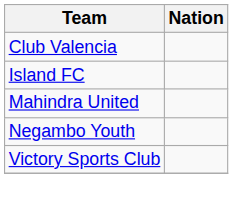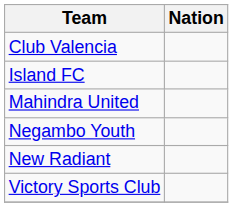+ row: (59, 159)
